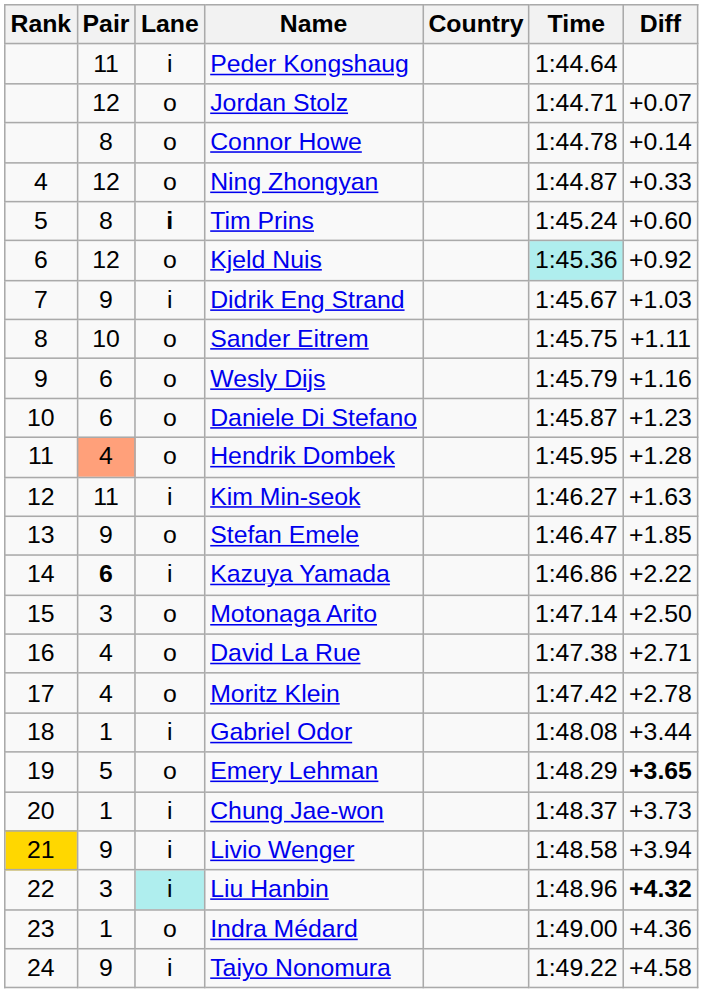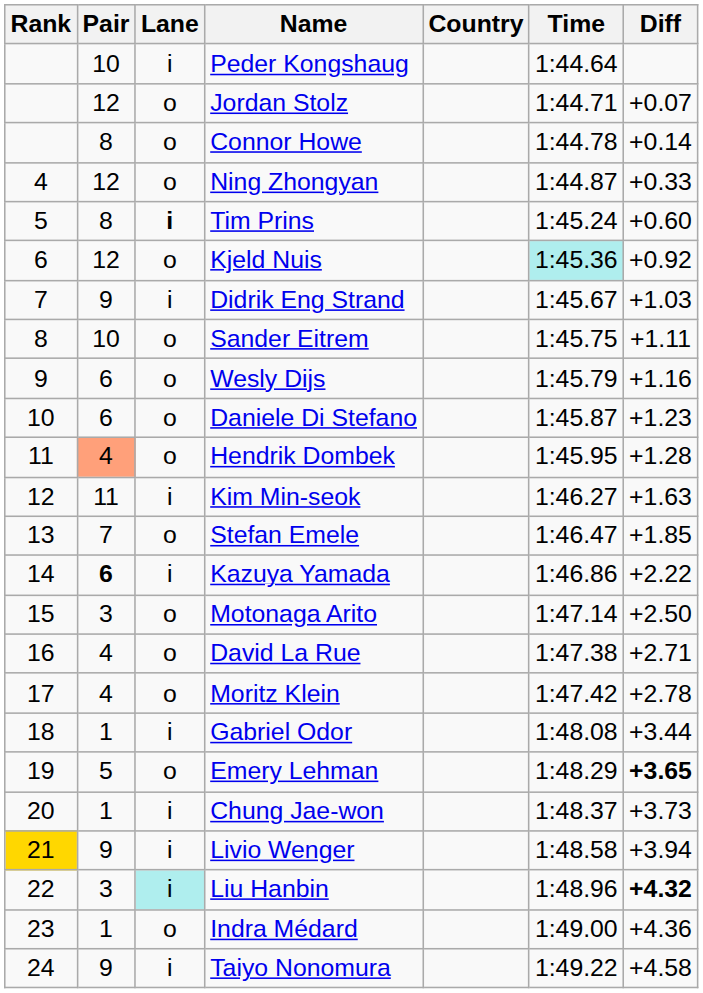(106, 63) 11 -> (106, 63) 10
(106, 535) 9 -> (106, 535) 7
